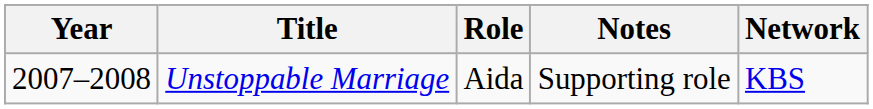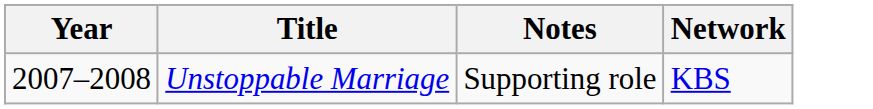- column: (493, 28)
